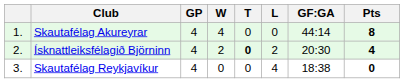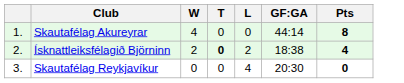- column: (194, 13)
(316, 50) 20:30 -> (289, 50) 18:38
(316, 68) 18:38 -> (289, 68) 20:30
